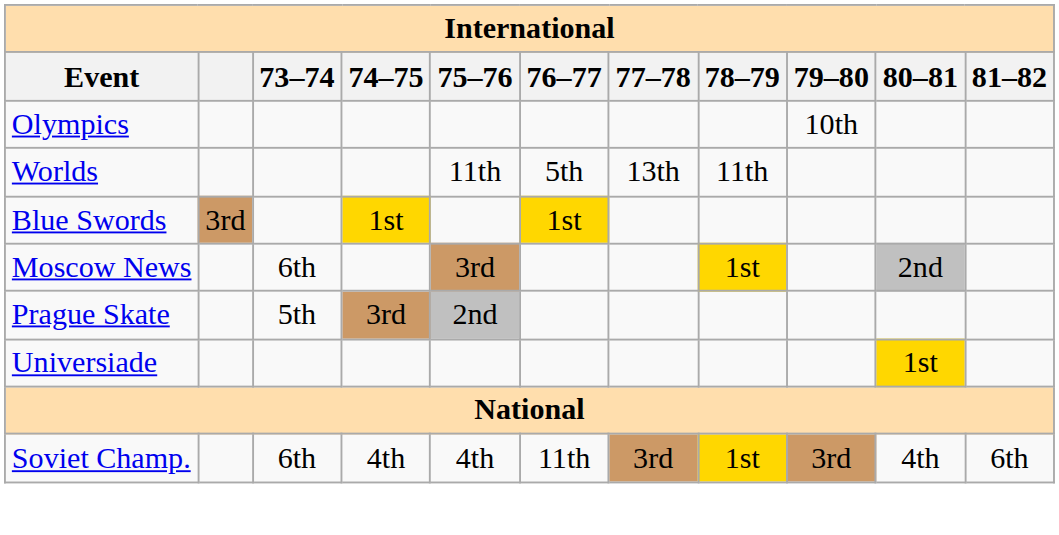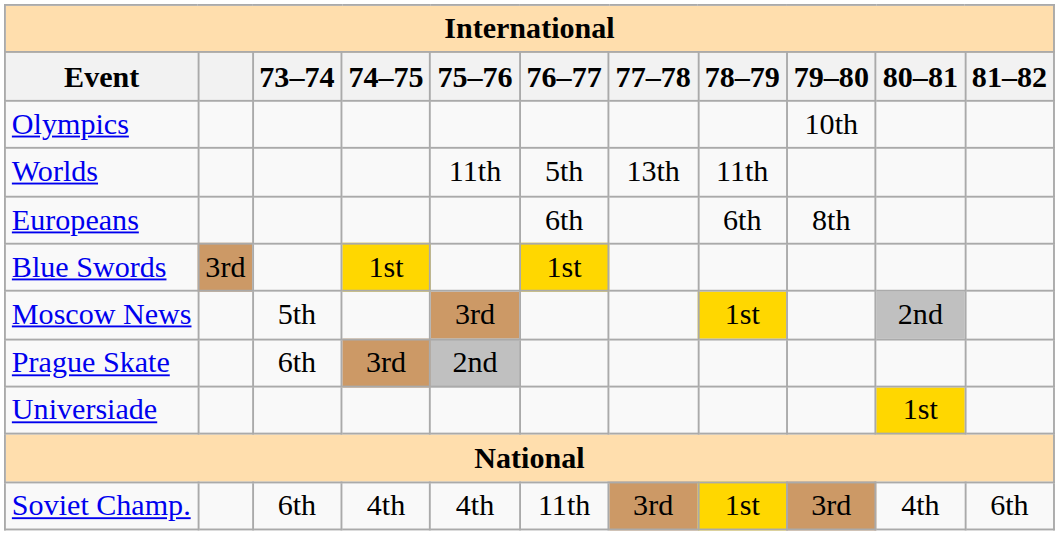+ row: (75, 219)
(297, 266) 6th -> (297, 314) 5th
(297, 314) 5th -> (297, 362) 6th
